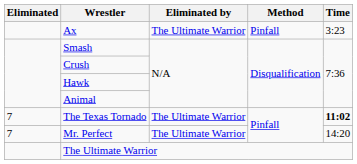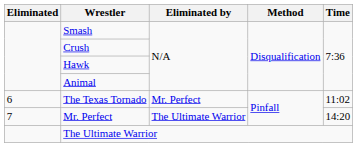- row: (70, 30)
(10, 116) 7 -> (10, 99) 6
(198, 116) The Ultimate Warrior -> (176, 99) Mr. Perfect
(338, 116) bold -> (338, 99) normal
